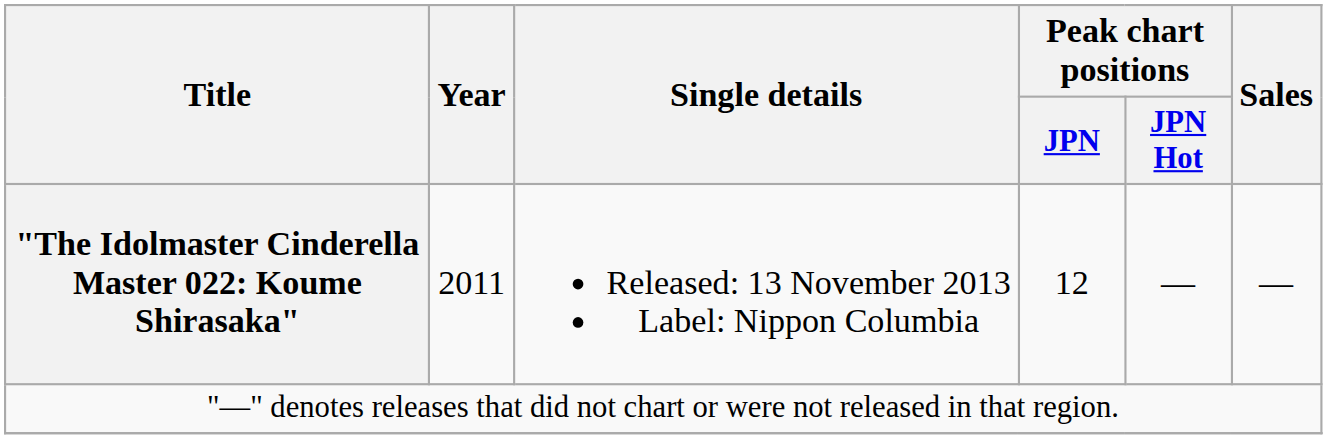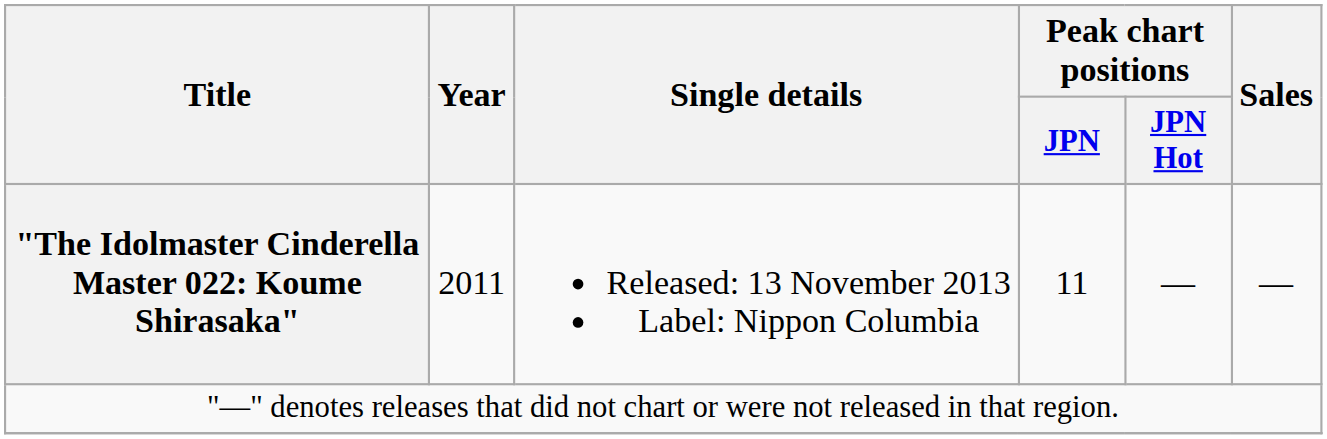(1072, 283) 12 -> (1072, 283) 11
